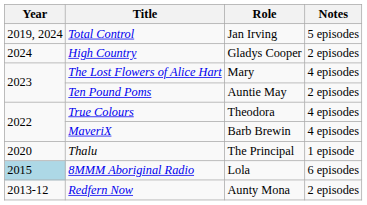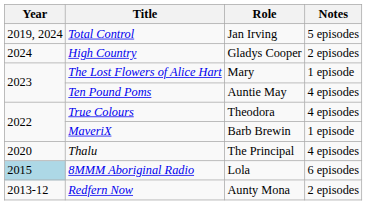(333, 72) 4 episodes -> (331, 72) 1 episode
(333, 92) 2 episodes -> (333, 92) 4 episodes
(333, 131) 4 episodes -> (331, 131) 1 episode
(331, 151) 1 episode -> (333, 151) 4 episodes
